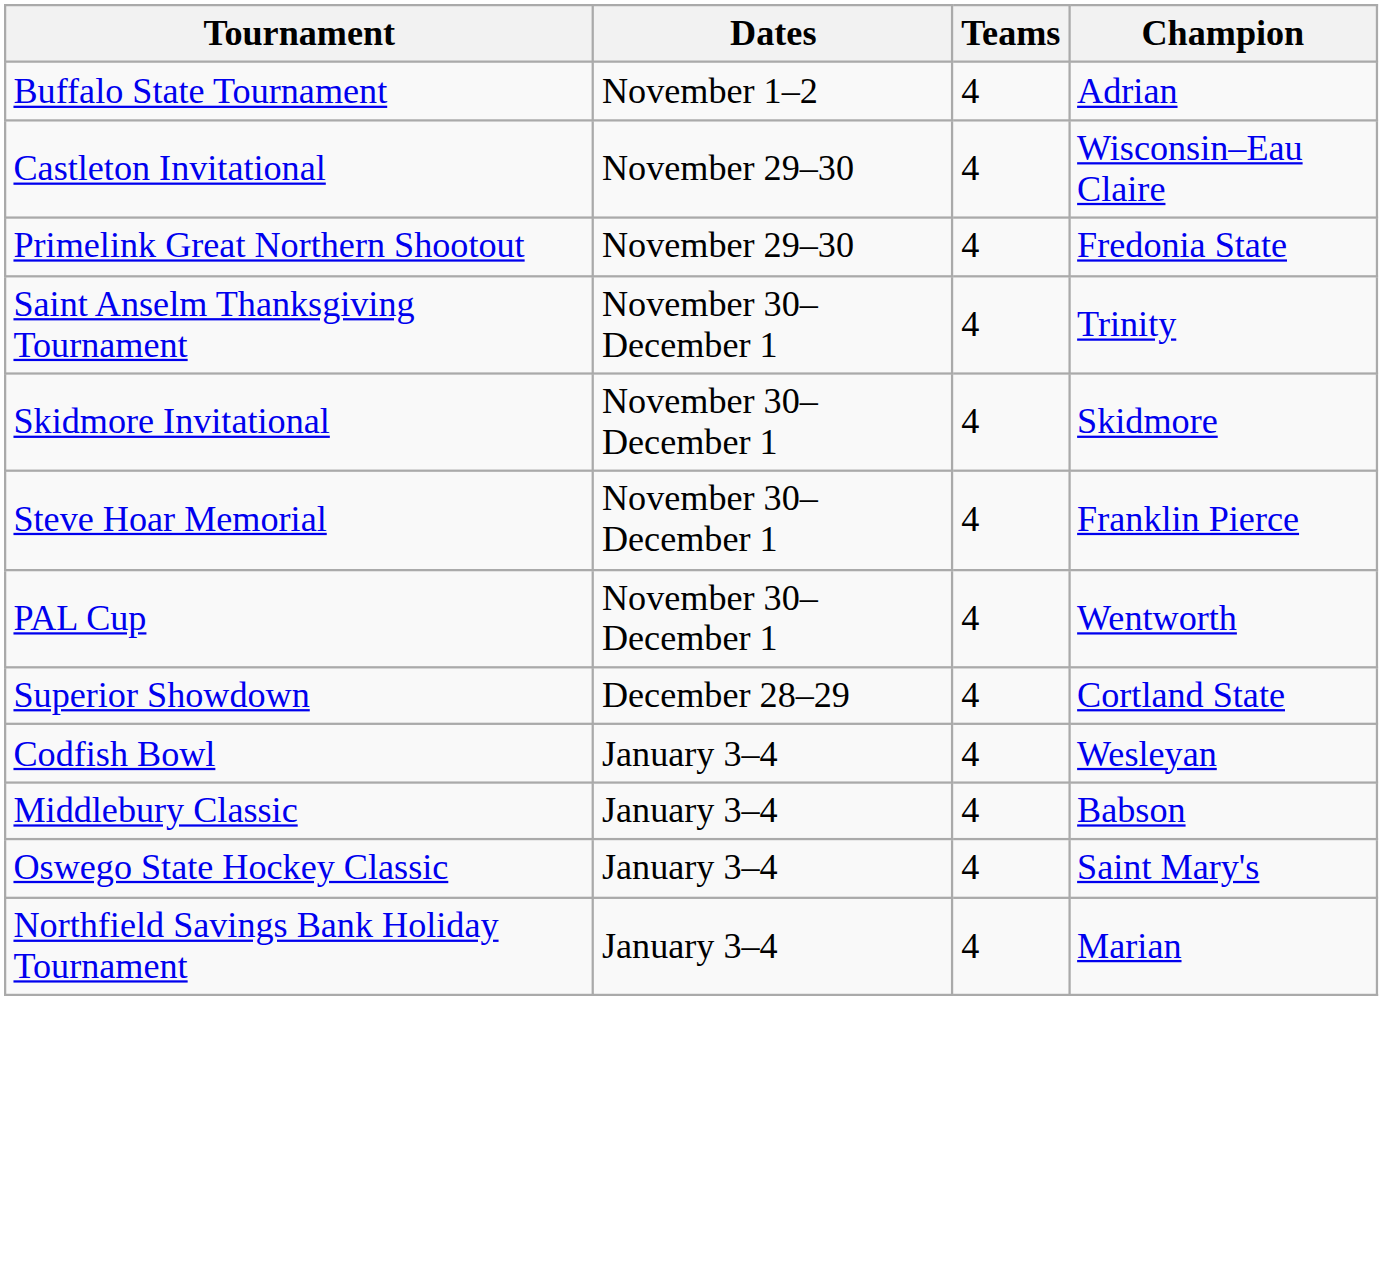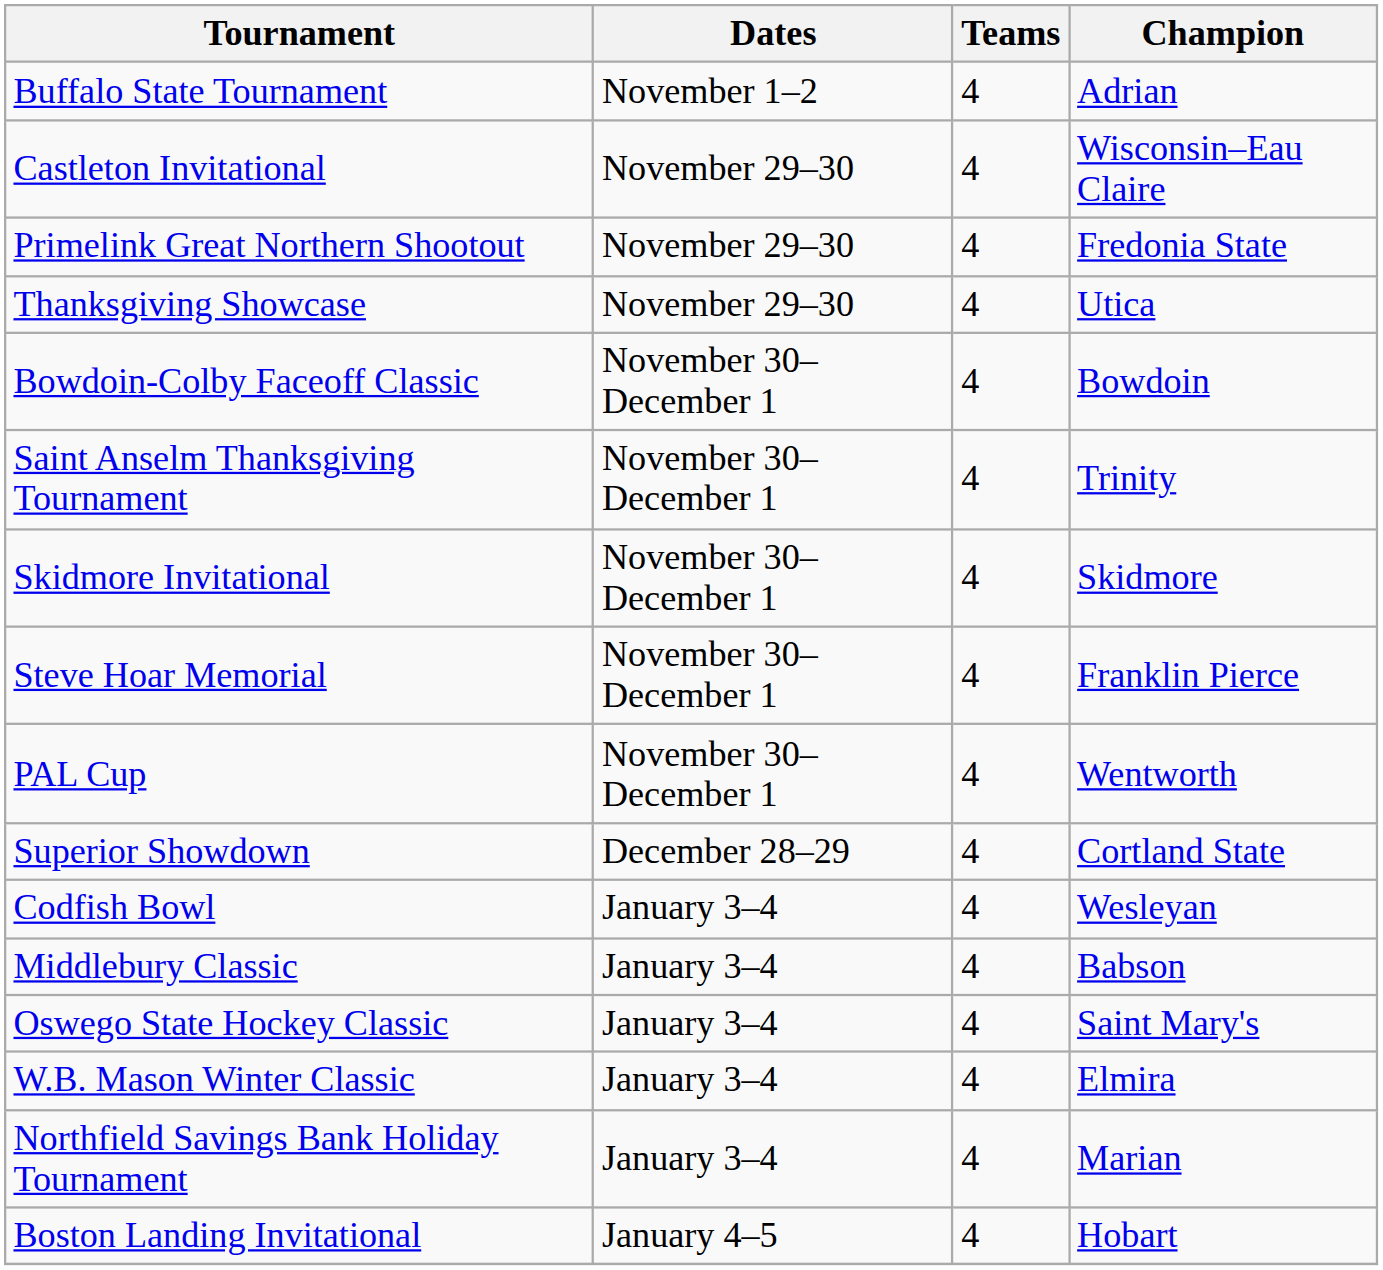+ row: (190, 303)
+ row: (246, 380)
+ row: (214, 1080)
+ row: (217, 1235)
